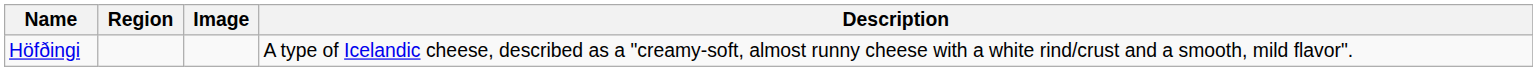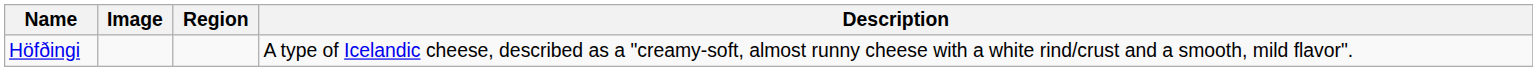columns swapped: (221, 19) <-> (141, 19)
